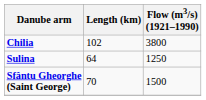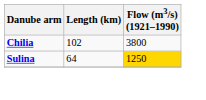(156, 59) no background -> (136, 59) gold background
- row: (44, 81)
